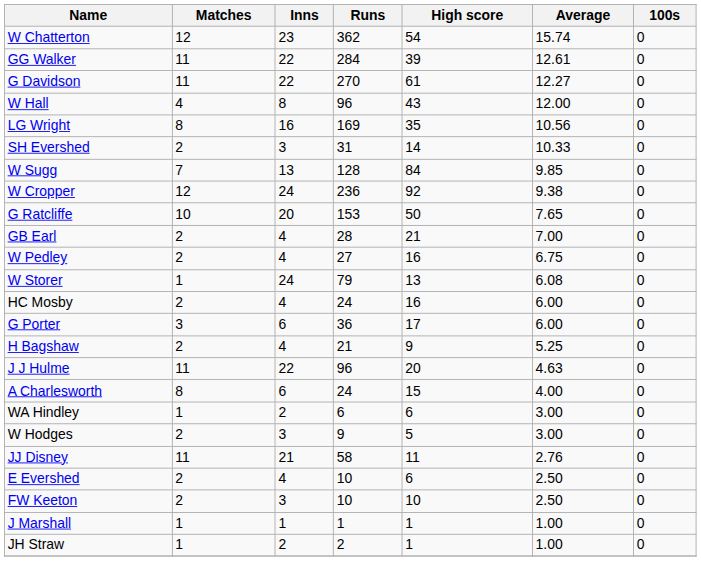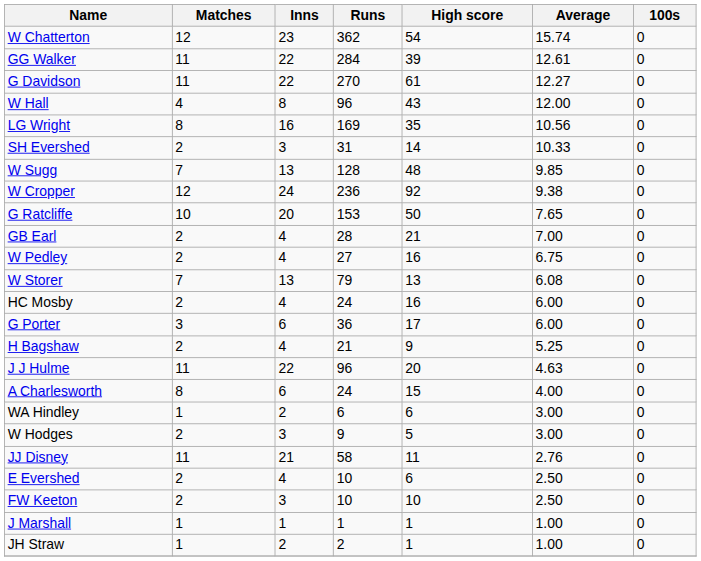(413, 170) 84 -> (413, 170) 48
(179, 280) 1 -> (179, 280) 7
(286, 280) 24 -> (286, 280) 13
